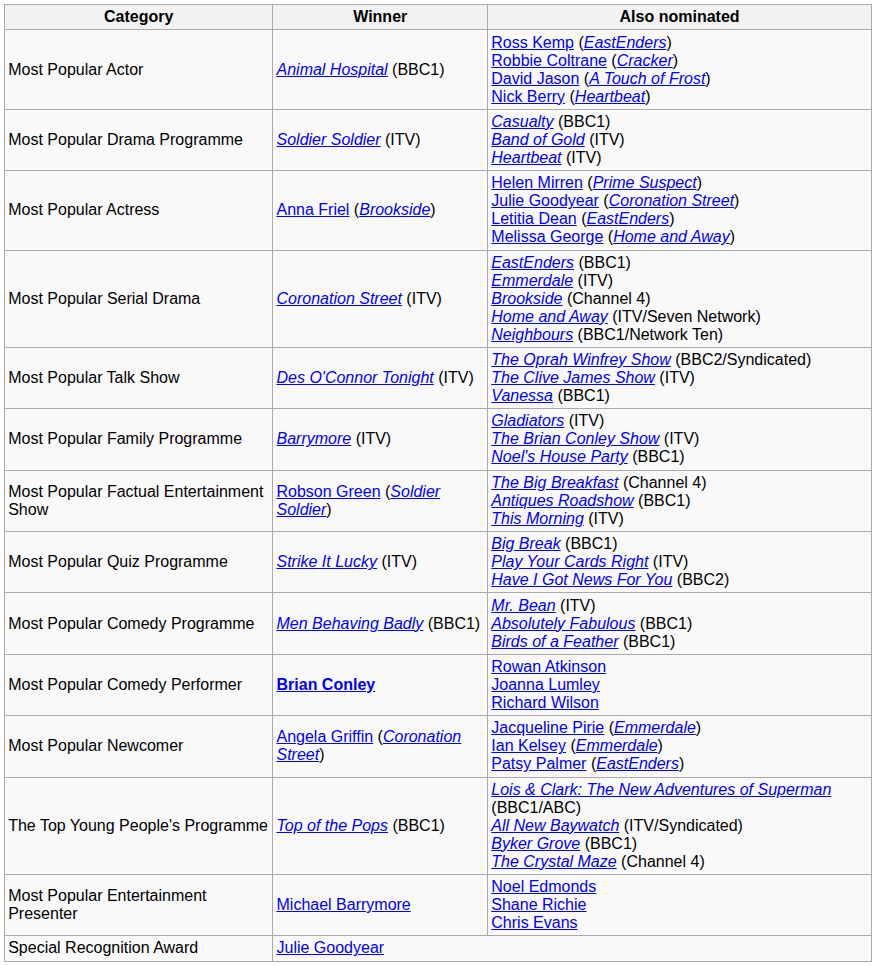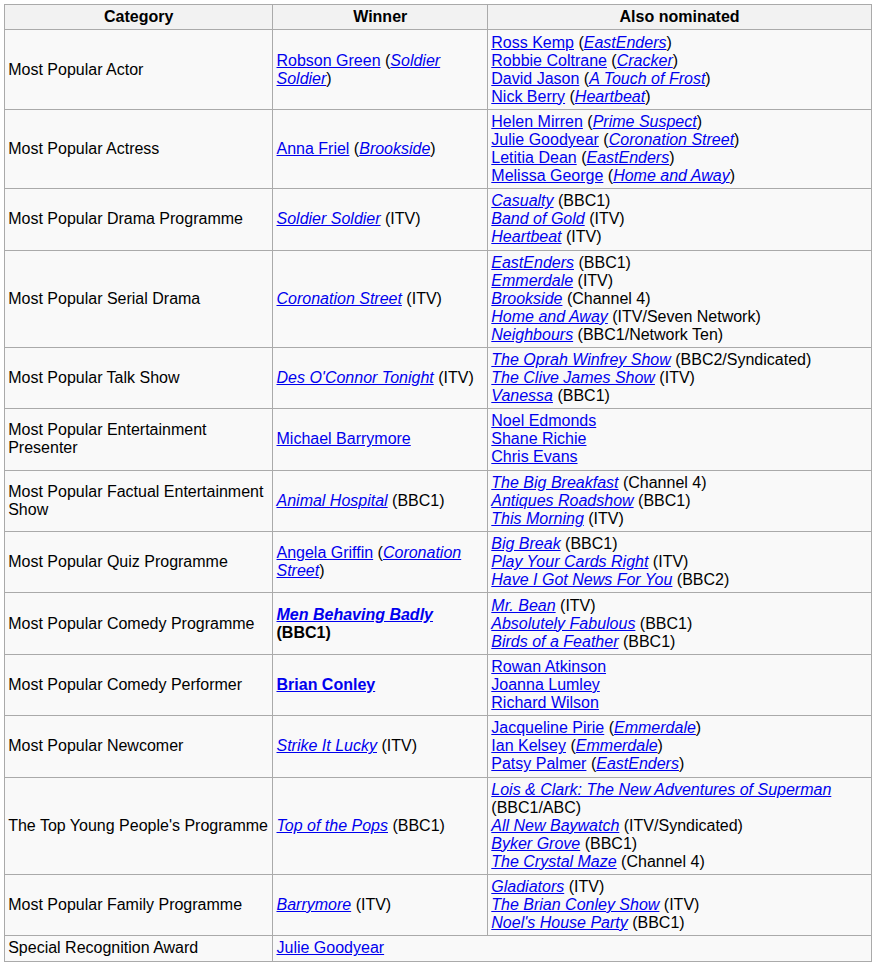(361, 69) Animal Hospital (BBC1) -> (358, 69) Robson Green (Soldier Soldier)
rows swapped: (84, 210) <-> (126, 139)
rows swapped: (107, 905) <-> (125, 439)
(358, 500) Robson Green (Soldier Soldier) -> (361, 500) Animal Hospital (BBC1)
(347, 562) Strike It Lucky (ITV) -> (369, 562) Angela Griffin (Coronation Street)
(378, 623) normal -> (355, 623) bold
(369, 746) Angela Griffin (Coronation Street) -> (347, 746) Strike It Lucky (ITV)
